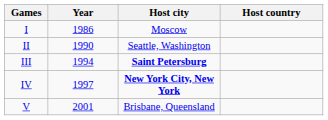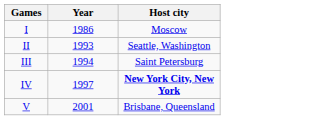- column: (271, 12)
(83, 45) 1990 -> (83, 45) 1993
(169, 62) bold -> (169, 62) normal
